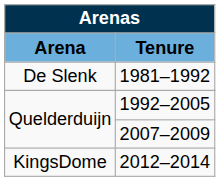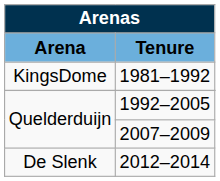(60, 76) De Slenk -> (60, 76) KingsDome
(60, 162) KingsDome -> (60, 162) De Slenk
